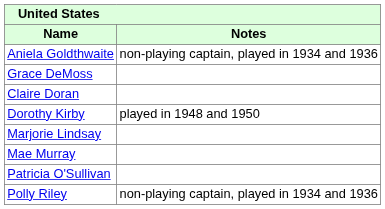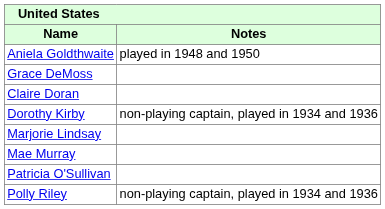(249, 54) non-playing captain, played in 1934 and 1936 -> (190, 54) played in 1948 and 1950
(190, 114) played in 1948 and 1950 -> (249, 114) non-playing captain, played in 1934 and 1936
